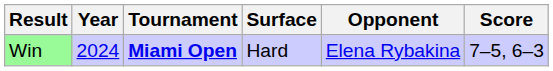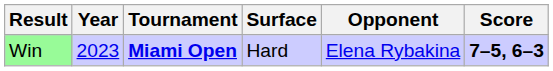(98, 50) 2024 -> (98, 50) 2023
(507, 50) normal -> (507, 50) bold
